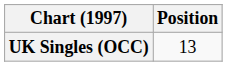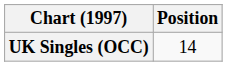(188, 46) 13 -> (188, 46) 14
